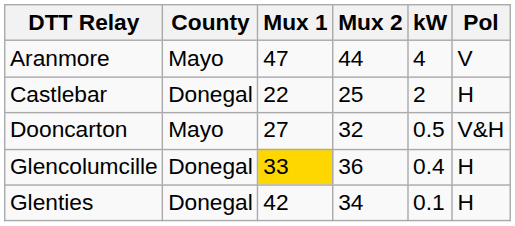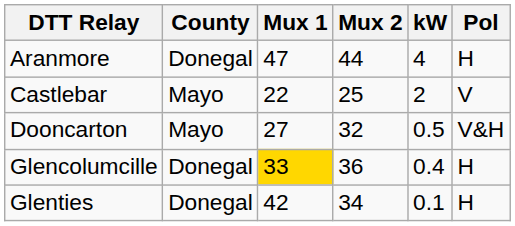(196, 58) Mayo -> (210, 58) Donegal
(465, 58) V -> (466, 58) H
(210, 94) Donegal -> (196, 94) Mayo
(466, 94) H -> (465, 94) V
